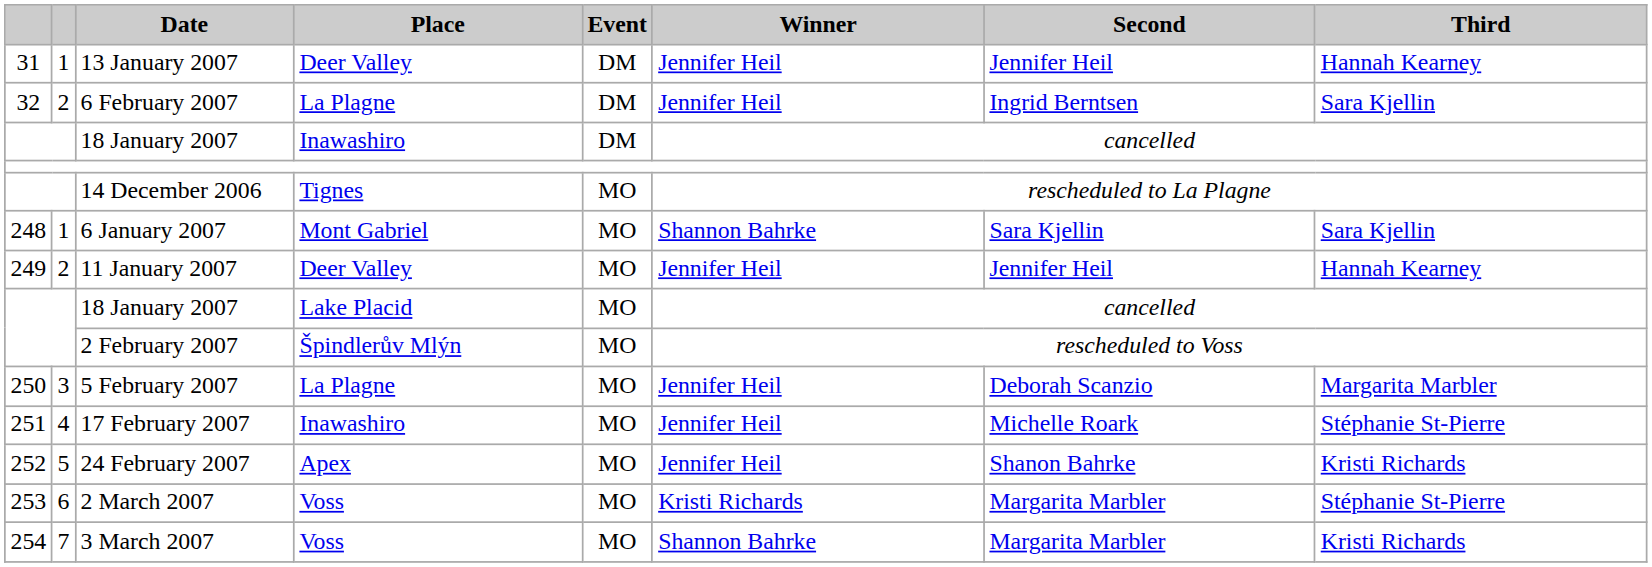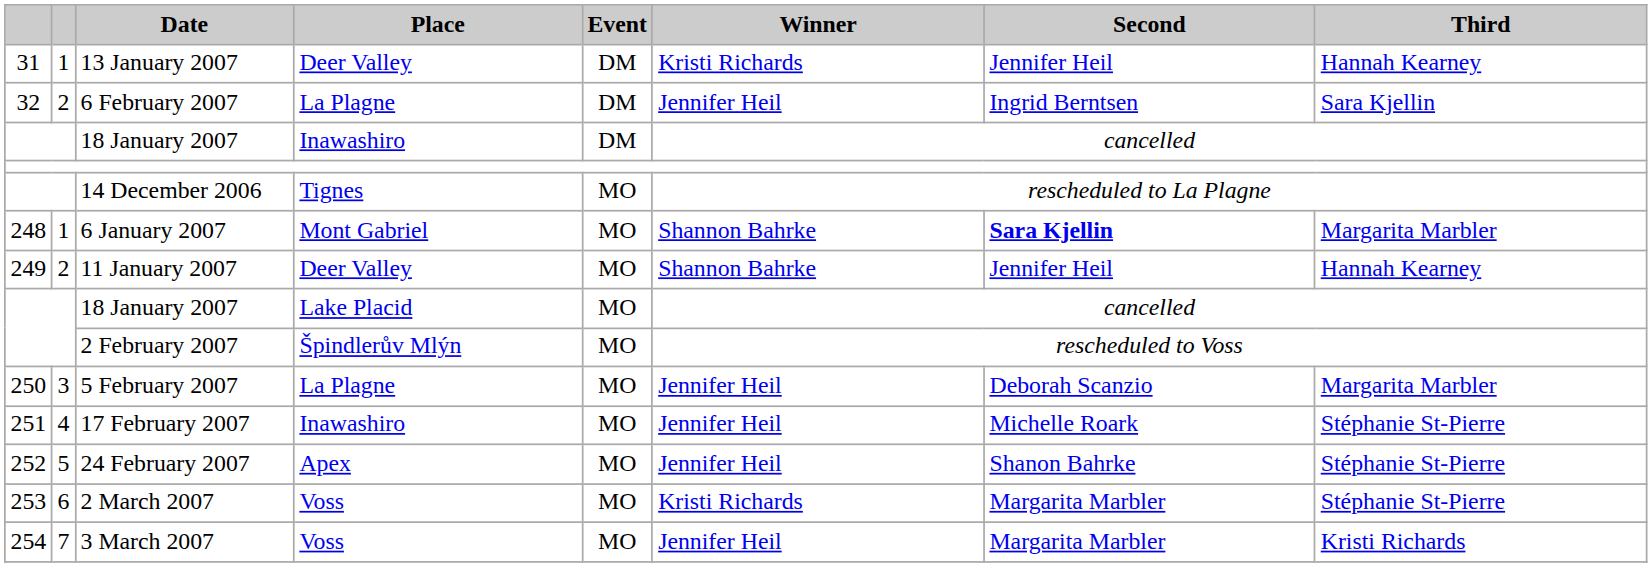(720, 62) Jennifer Heil -> (731, 62) Kristi Richards
(1047, 229) normal -> (1051, 229) bold
(1378, 229) Sara Kjellin -> (1409, 229) Margarita Marbler
(720, 268) Jennifer Heil -> (737, 268) Shannon Bahrke
(1393, 463) Kristi Richards -> (1413, 463) Stéphanie St-Pierre
(737, 540) Shannon Bahrke -> (720, 540) Jennifer Heil
